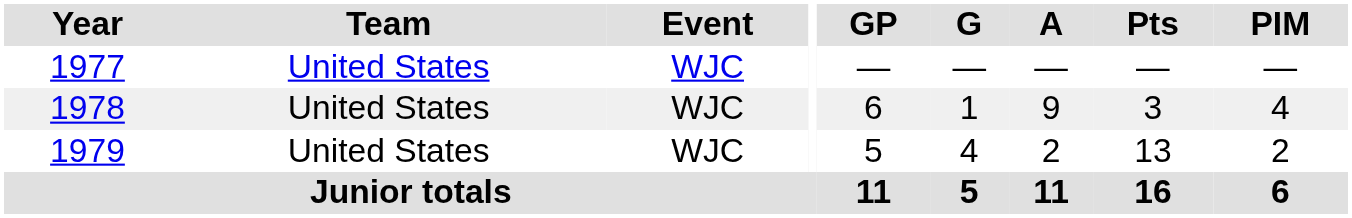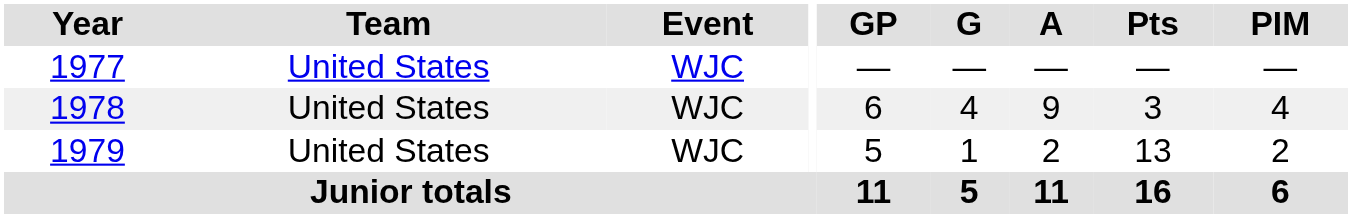(969, 108) 1 -> (969, 108) 4
(969, 150) 4 -> (969, 150) 1
